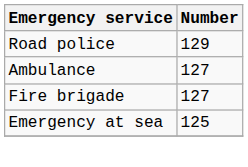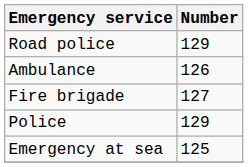(195, 70) 127 -> (195, 70) 126
+ row: (37, 123)
